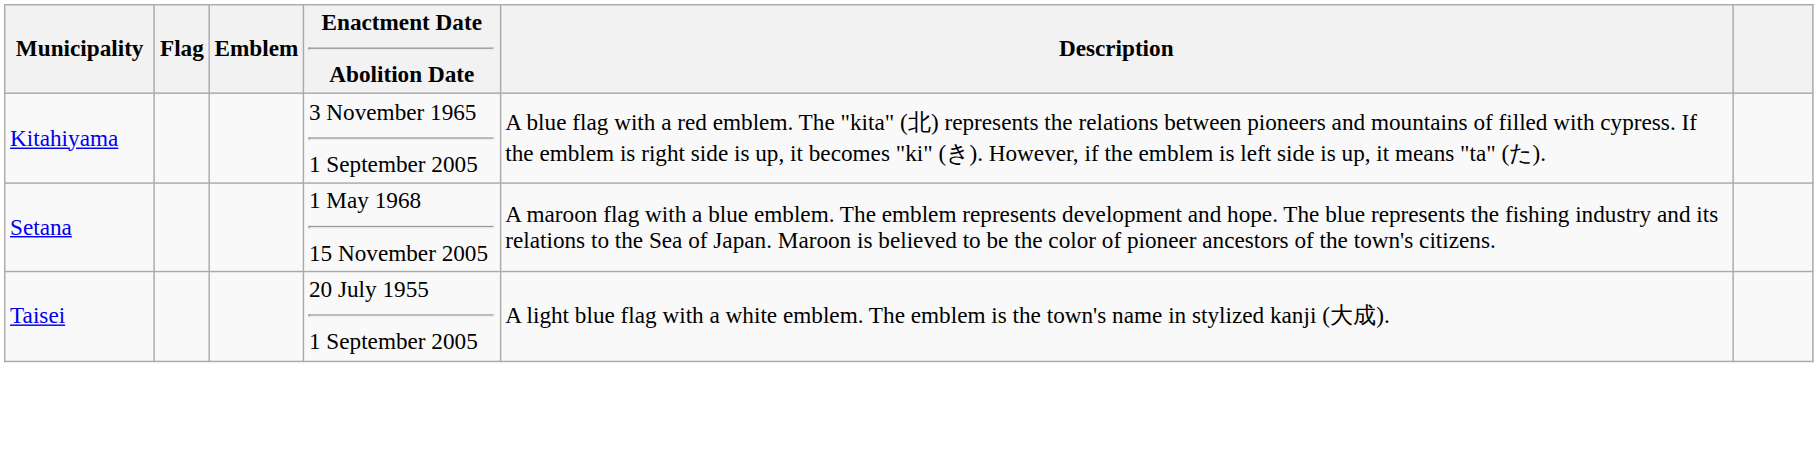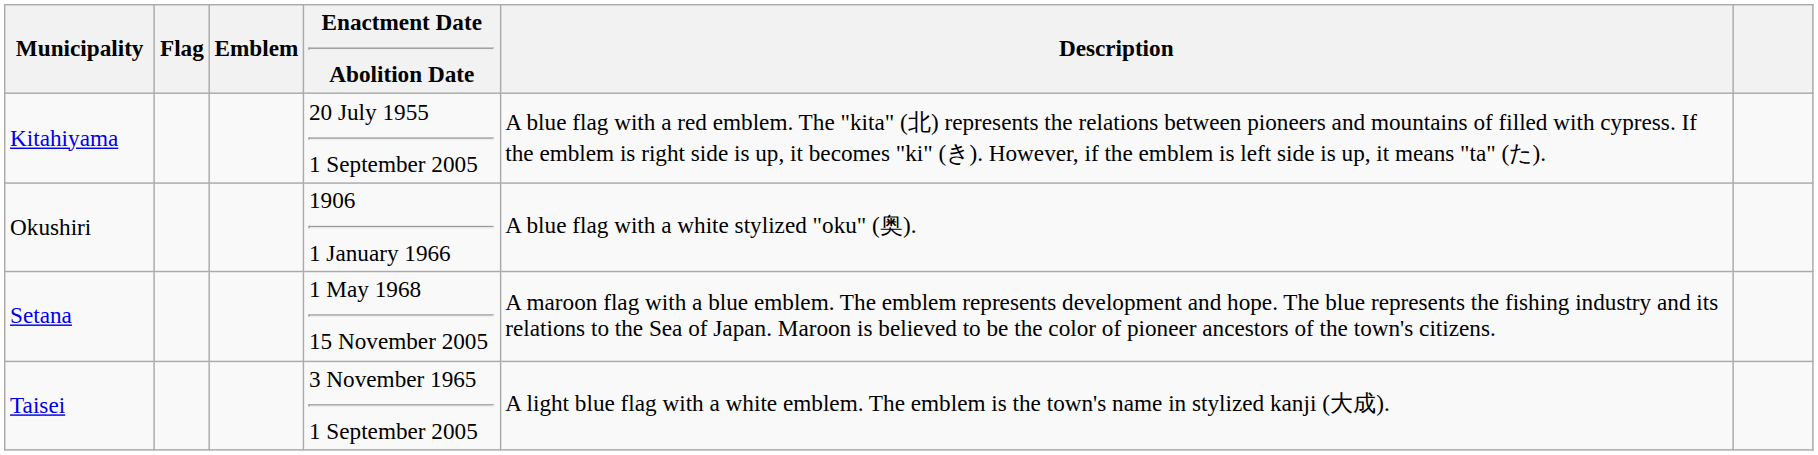(402, 137) 3 November 1965 1 September 2005 -> (402, 137) 20 July 1955 1 September 2005
+ row: (51, 226)
(402, 315) 20 July 1955 1 September 2005 -> (402, 404) 3 November 1965 1 September 2005
